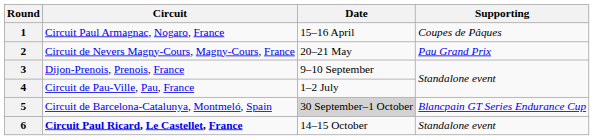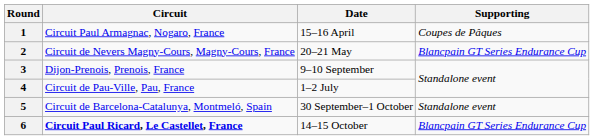(455, 50) Pau Grand Prix -> (502, 50) Blancpain GT Series Endurance Cup
(357, 106) lightgrey background -> (357, 106) no background
(502, 106) Blancpain GT Series Endurance Cup -> (457, 106) Standalone event
(457, 125) Standalone event -> (502, 125) Blancpain GT Series Endurance Cup
